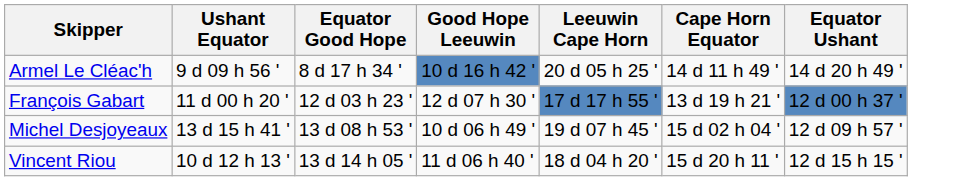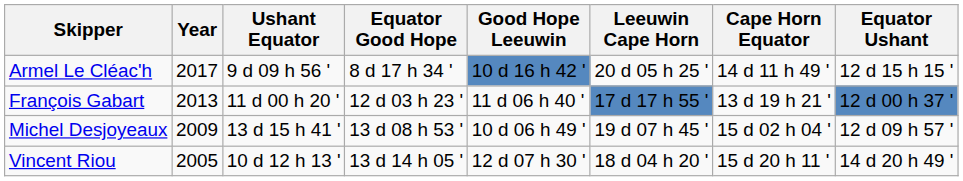+ column: (197, 30)
(846, 70) 14 d 20 h 49 ' -> (896, 70) 12 d 15 h 15 '
(478, 100) 12 d 07 h 30 ' -> (528, 100) 11 d 06 h 40 '
(477, 160) 11 d 06 h 40 ' -> (529, 160) 12 d 07 h 30 '
(846, 160) 12 d 15 h 15 ' -> (896, 160) 14 d 20 h 49 '
